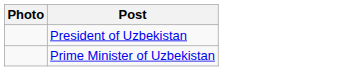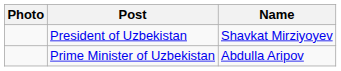+ column: (277, 14)
